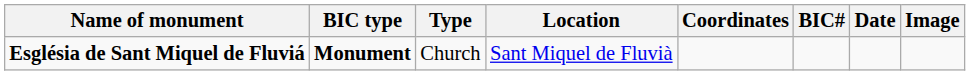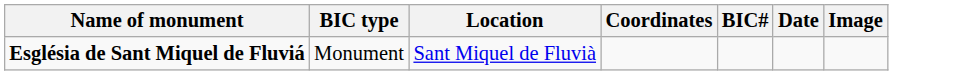- column: (450, 20)
(362, 53) bold -> (359, 53) normal
